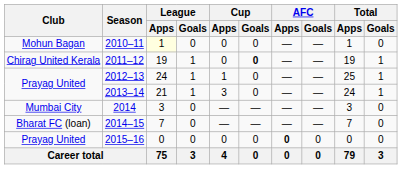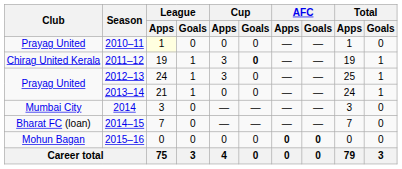(53, 45) Mohun Bagan -> (53, 45) Prayag United
(224, 60) 0 -> (224, 60) 3
(224, 76) 1 -> (224, 76) 3
(224, 92) 3 -> (224, 92) 0
(53, 140) Prayag United -> (53, 140) Mohun Bagan
(318, 140) normal -> (318, 140) bold
